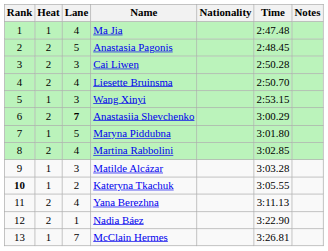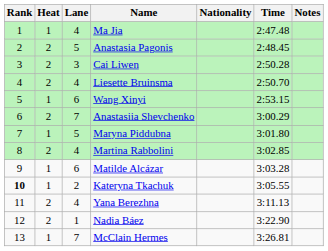(76, 99) 3 -> (76, 99) 6
(76, 116) bold -> (76, 116) normal
(76, 168) 3 -> (76, 168) 6
